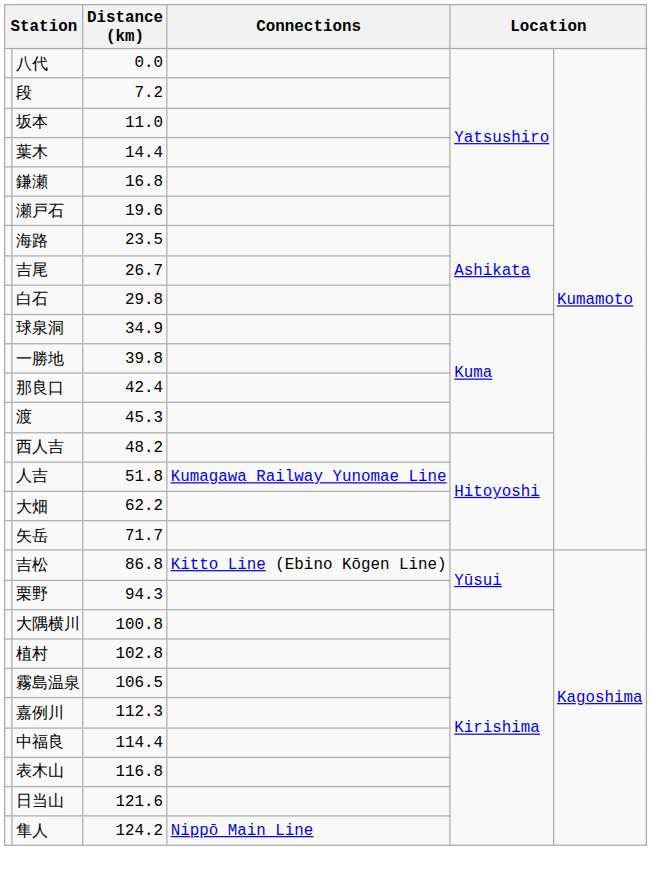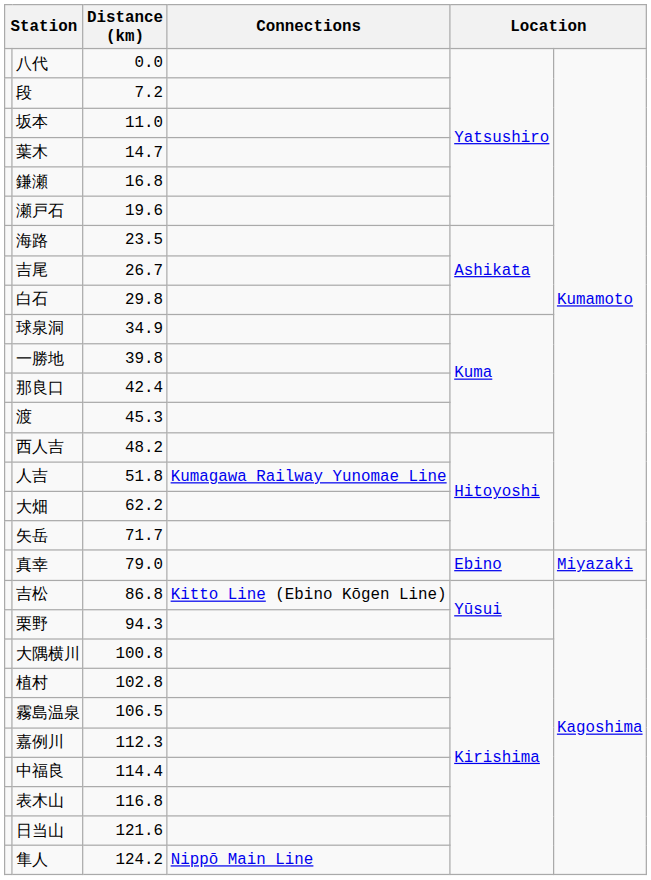(144, 152) 14.4 -> (144, 152) 14.7
+ row: (32, 566)
